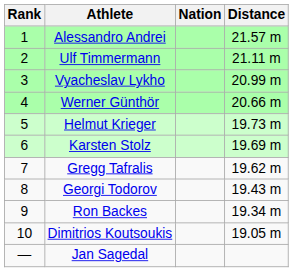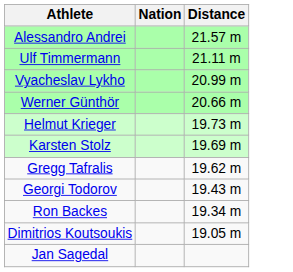- column: (24, 15)
